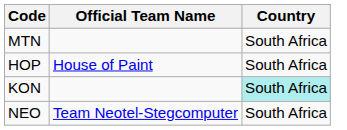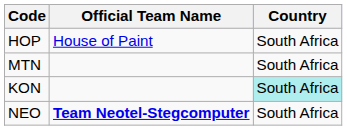rows swapped: (24, 64) <-> (24, 40)
(145, 112) normal -> (151, 112) bold
